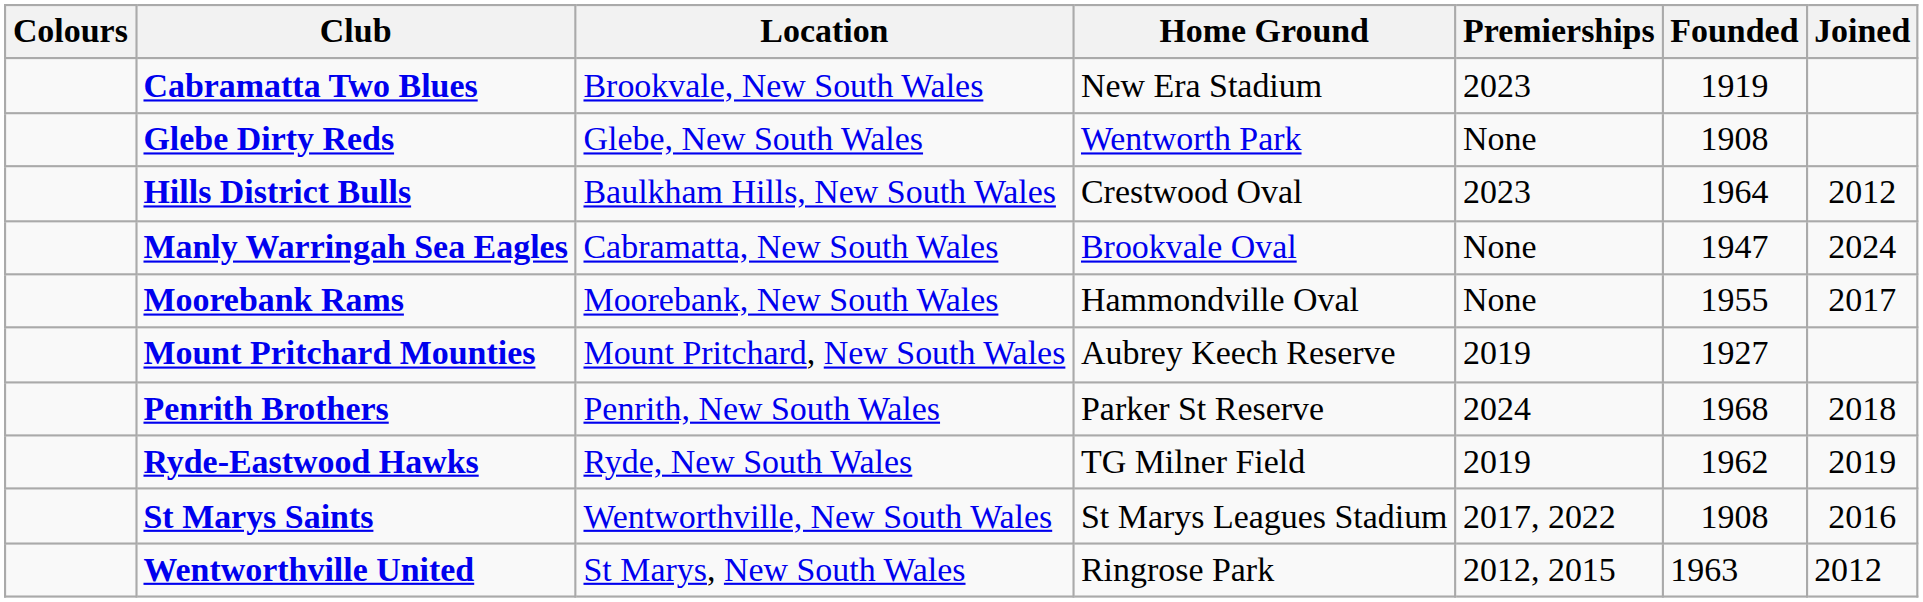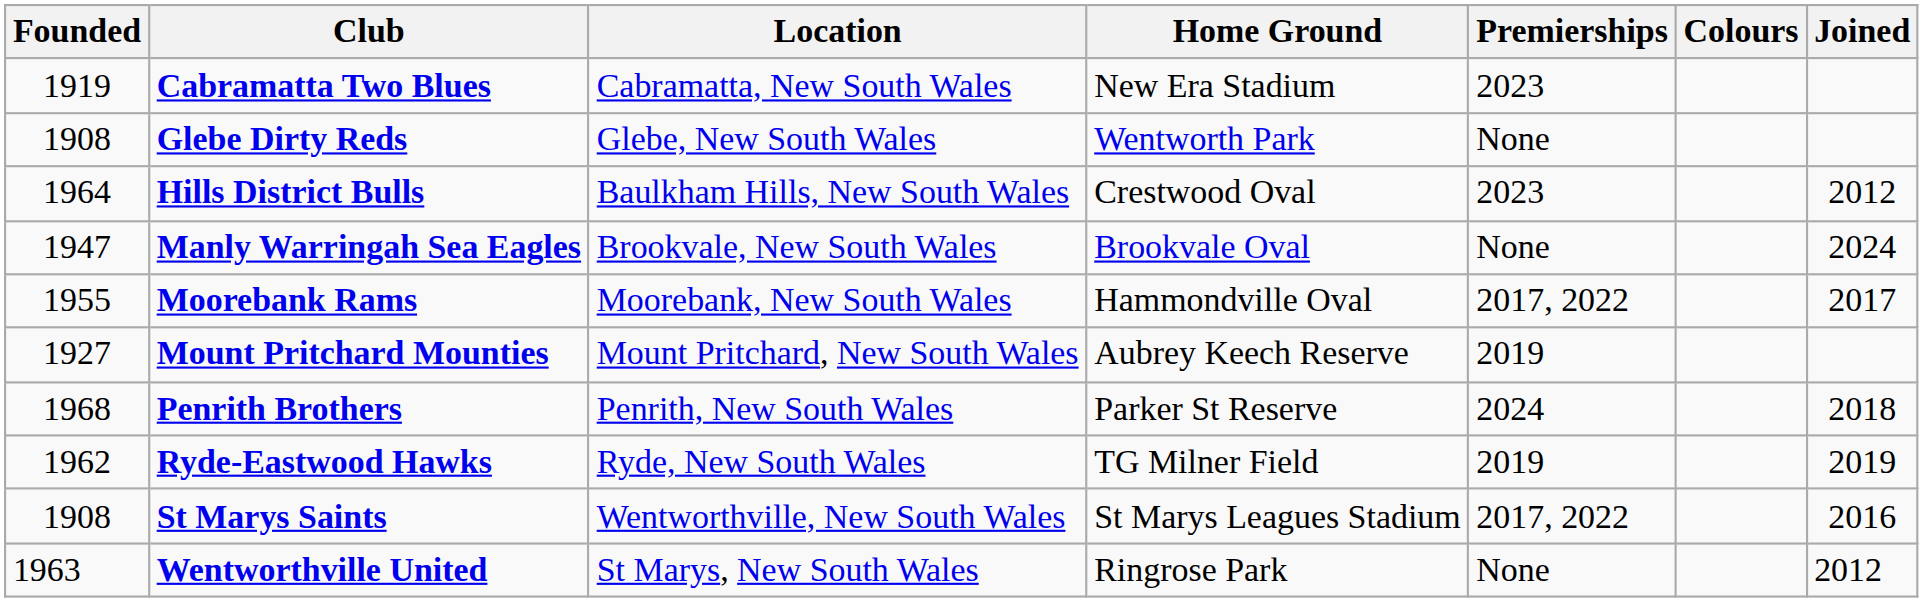columns swapped: (70, 31) <-> (1734, 31)
(783, 85) Brookvale, New South Wales -> (804, 85) Cabramatta, New South Wales
(791, 246) Cabramatta, New South Wales -> (797, 246) Brookvale, New South Wales
(1500, 300) None -> (1553, 300) 2017, 2022
(1539, 569) 2012, 2015 -> (1513, 569) None
